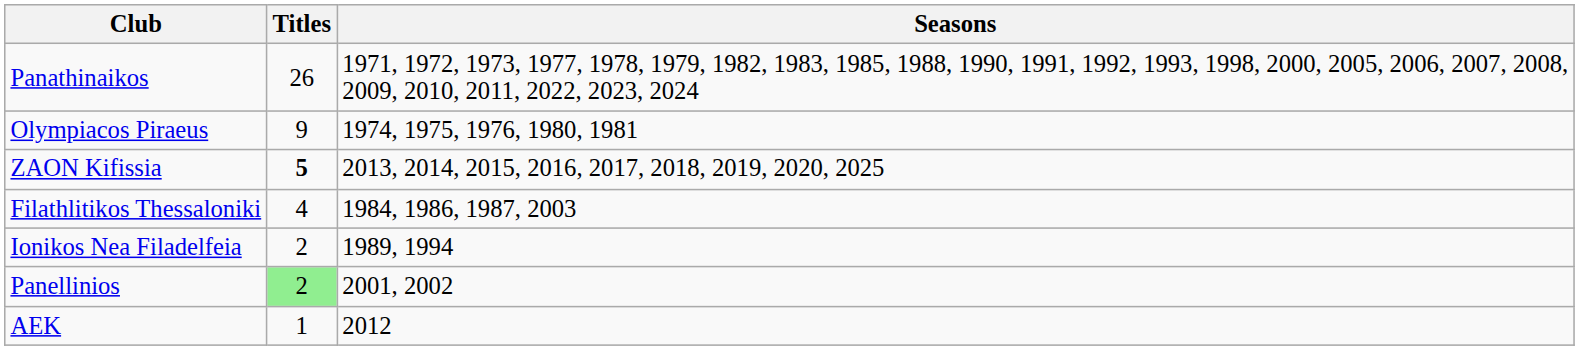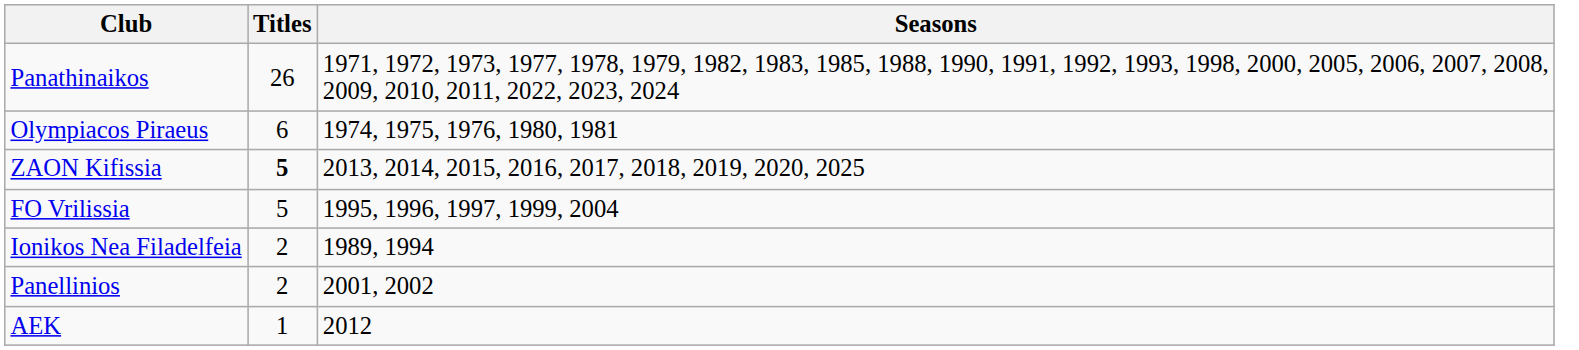(302, 129) 9 -> (282, 129) 6
+ row: (70, 208)
- row: (136, 208)
(302, 286) lightgreen background -> (282, 286) no background
